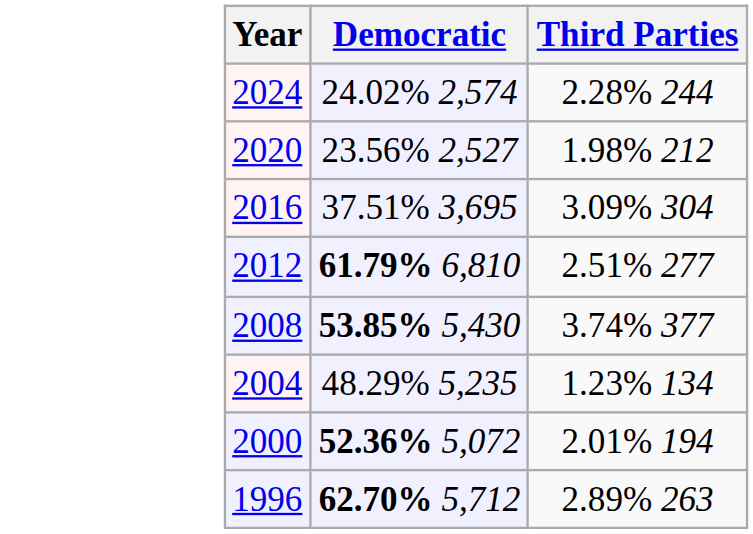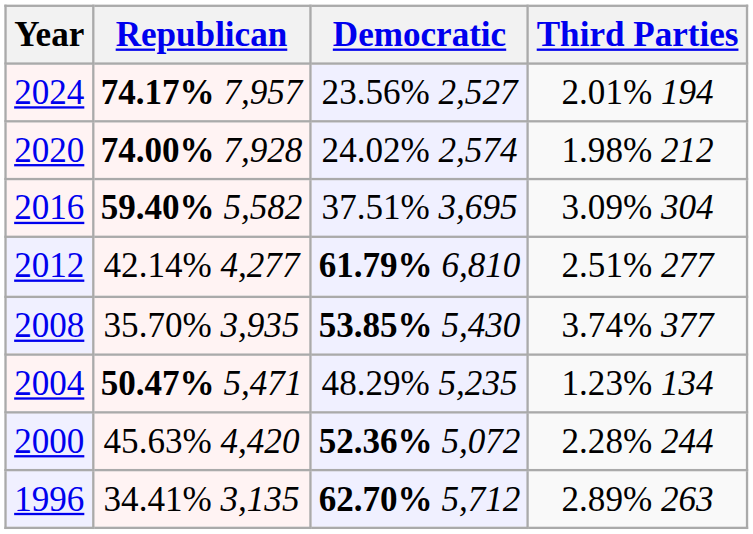+ column: (201, 34)
(420, 92) 24.02% 2,574 -> (420, 92) 23.56% 2,527
(638, 92) 2.28% 244 -> (638, 92) 2.01% 194
(420, 150) 23.56% 2,527 -> (420, 150) 24.02% 2,574
(638, 439) 2.01% 194 -> (638, 439) 2.28% 244
